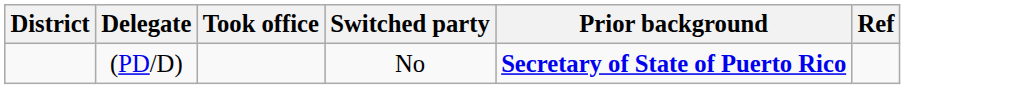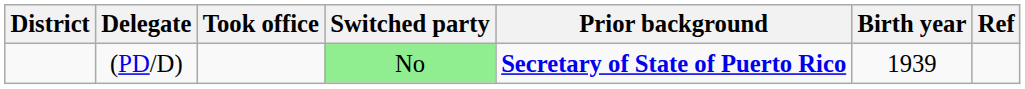+ column: (912, 24)
(410, 63) no background -> (410, 63) lightgreen background
